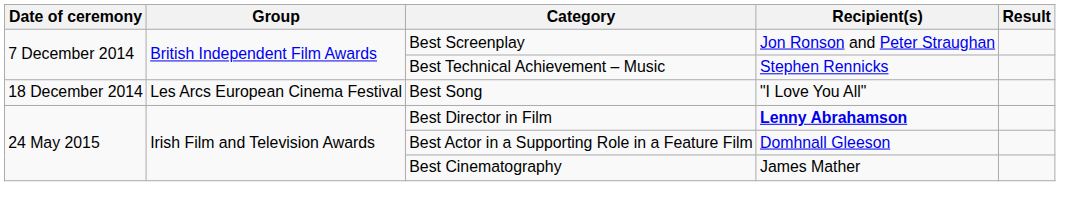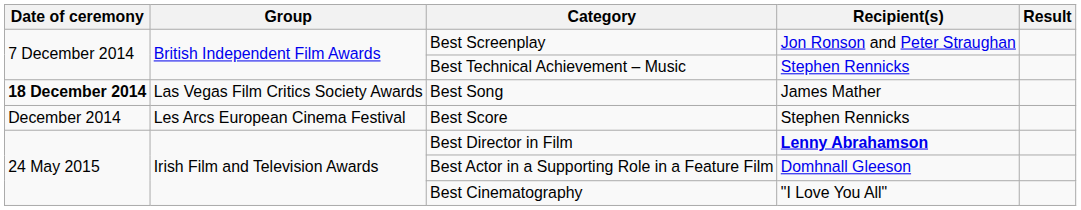(76, 92) normal -> (77, 92) bold
(276, 92) Les Arcs European Cinema Festival -> (288, 92) Las Vegas Film Critics Society Awards
(813, 92) "I Love You All" -> (831, 92) James Mather
+ row: (469, 117)
(810, 167) James Mather -> (834, 192) "I Love You All"
